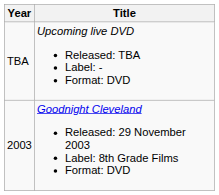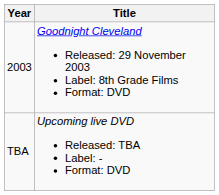rows swapped: (19, 145) <-> (18, 61)
